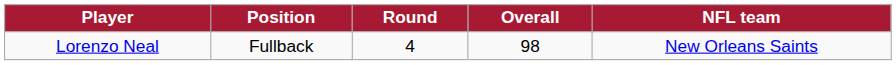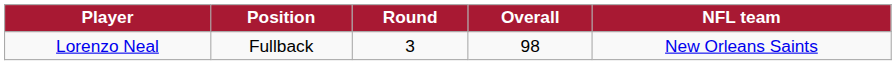(410, 45) 4 -> (410, 45) 3
